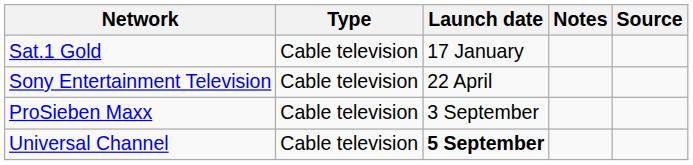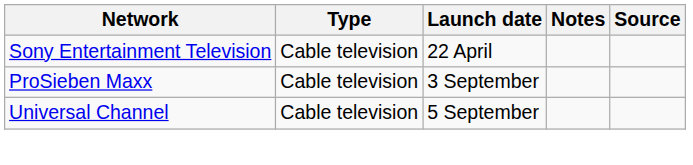- row: (55, 50)
(486, 143) bold -> (483, 112) normal
